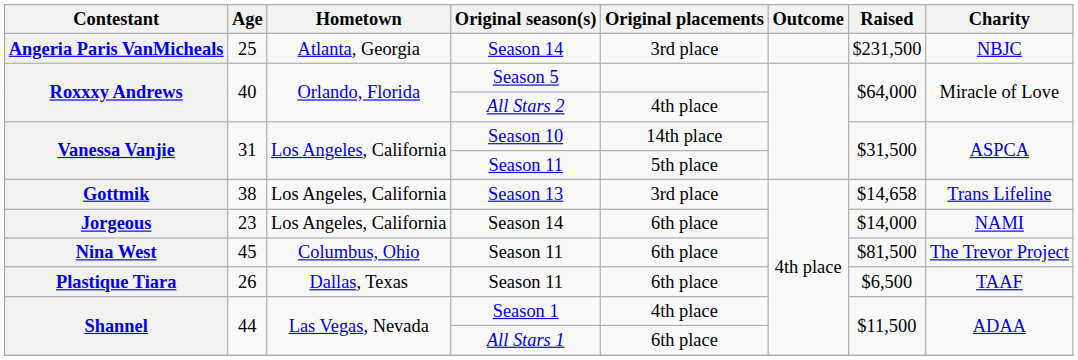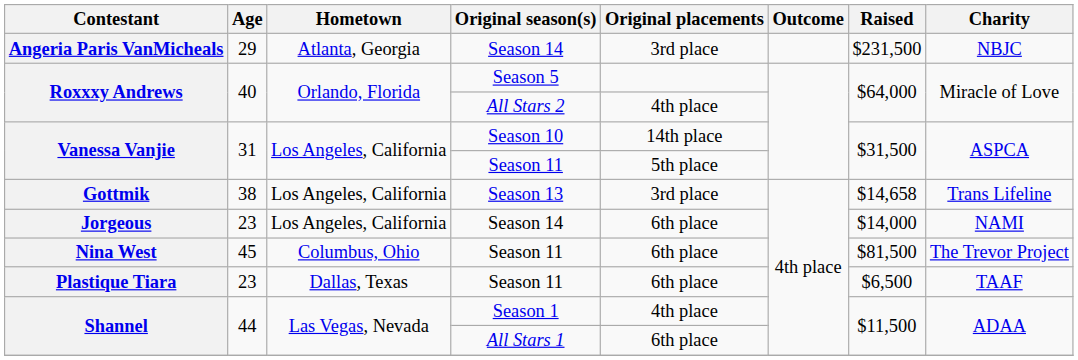(247, 48) 25 -> (247, 48) 29
(247, 281) 26 -> (247, 281) 23
